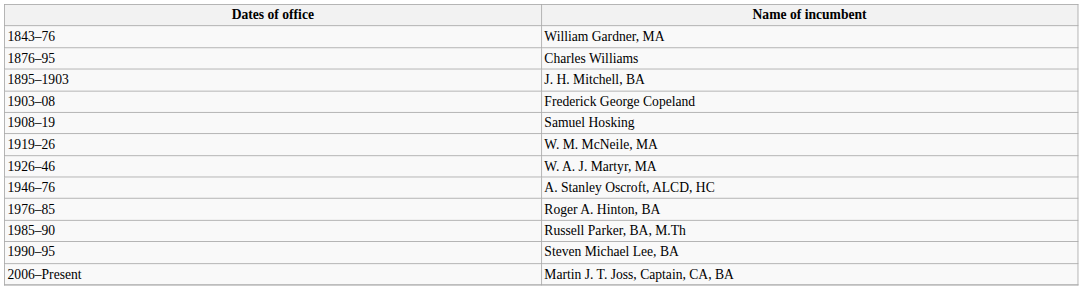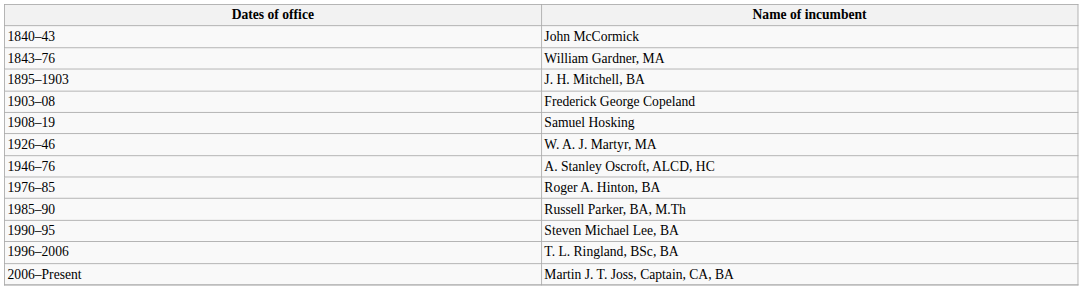+ row: (592, 36)
- row: (591, 58)
- row: (601, 144)
+ row: (611, 252)
